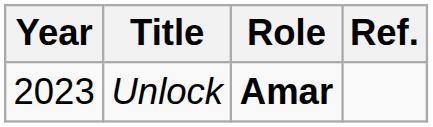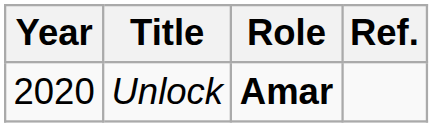(54, 91) 2023 -> (54, 91) 2020
